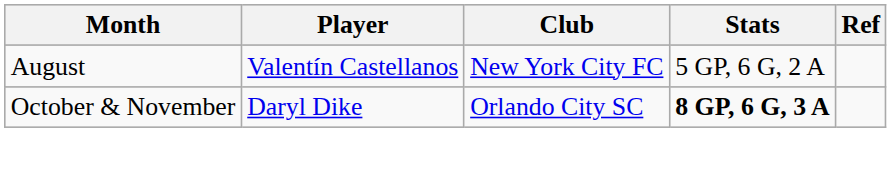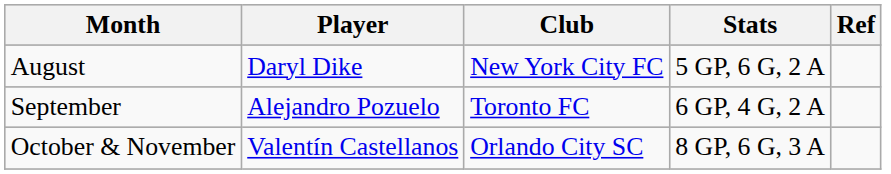(353, 65) Valentín Castellanos -> (305, 65) Daryl Dike
+ row: (66, 106)
(305, 106) Daryl Dike -> (353, 147) Valentín Castellanos
(752, 106) bold -> (750, 147) normal
